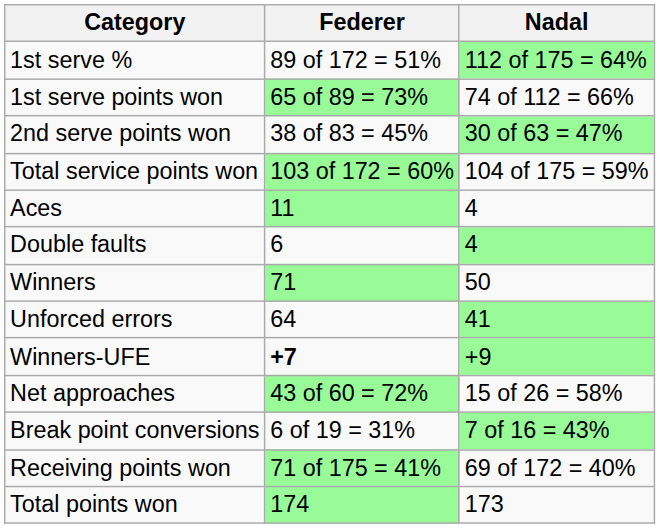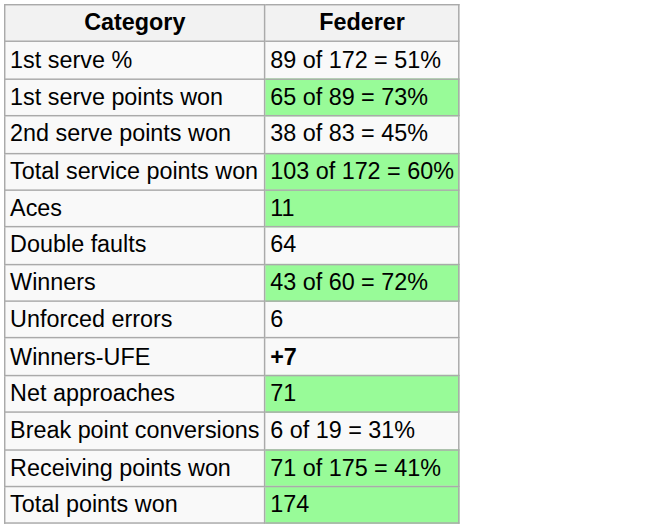- column: (557, 23)
(277, 245) 6 -> (283, 245) 64
(283, 282) 71 -> (349, 282) 43 of 60 = 72%
(283, 319) 64 -> (277, 319) 6
(349, 393) 43 of 60 = 72% -> (283, 393) 71
